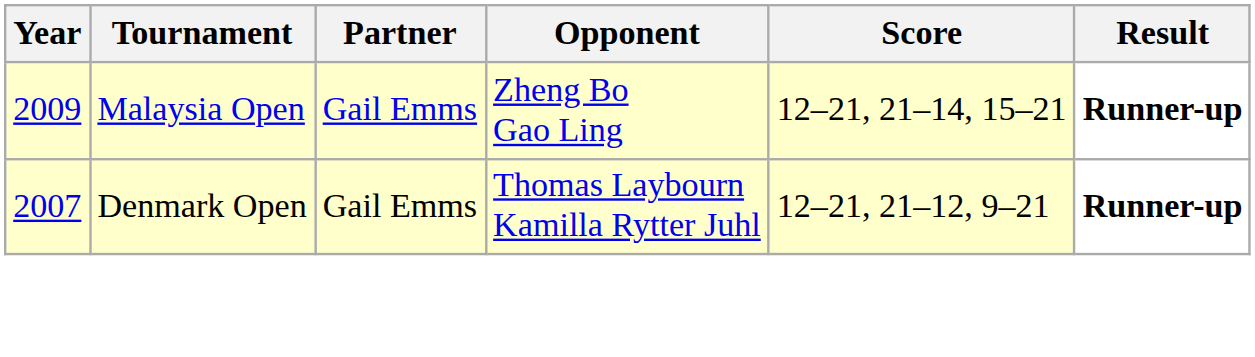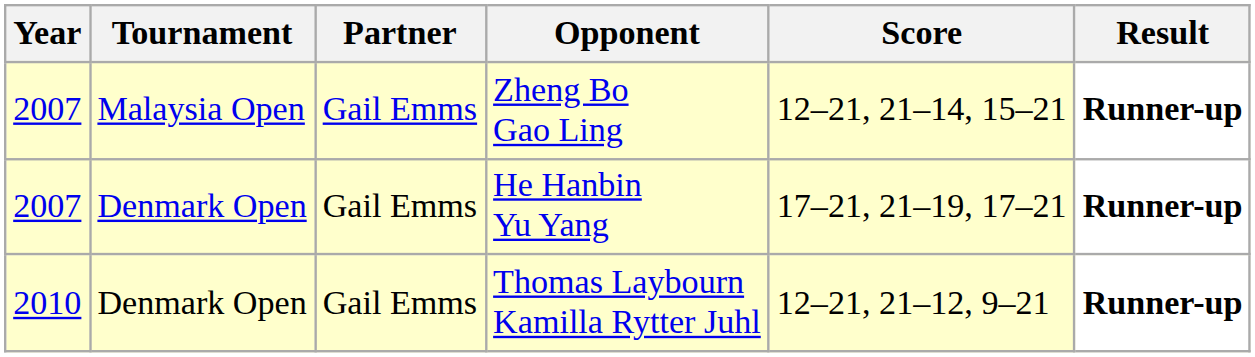(47, 109) 2009 -> (47, 109) 2007
+ row: (567, 206)
(47, 206) 2007 -> (47, 302) 2010
